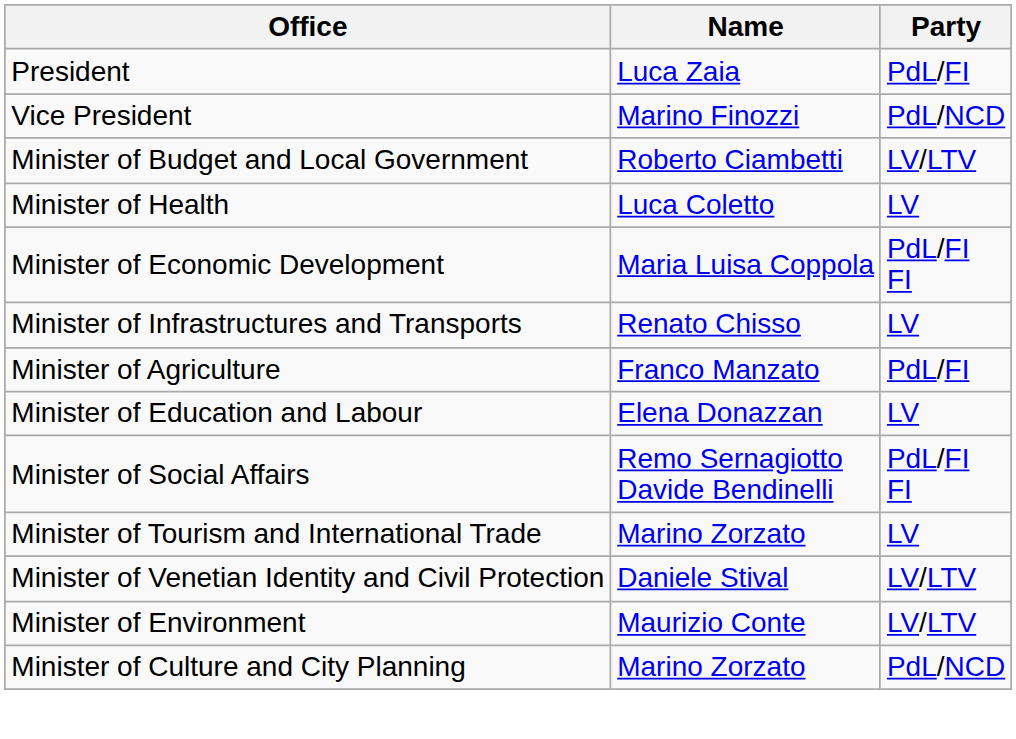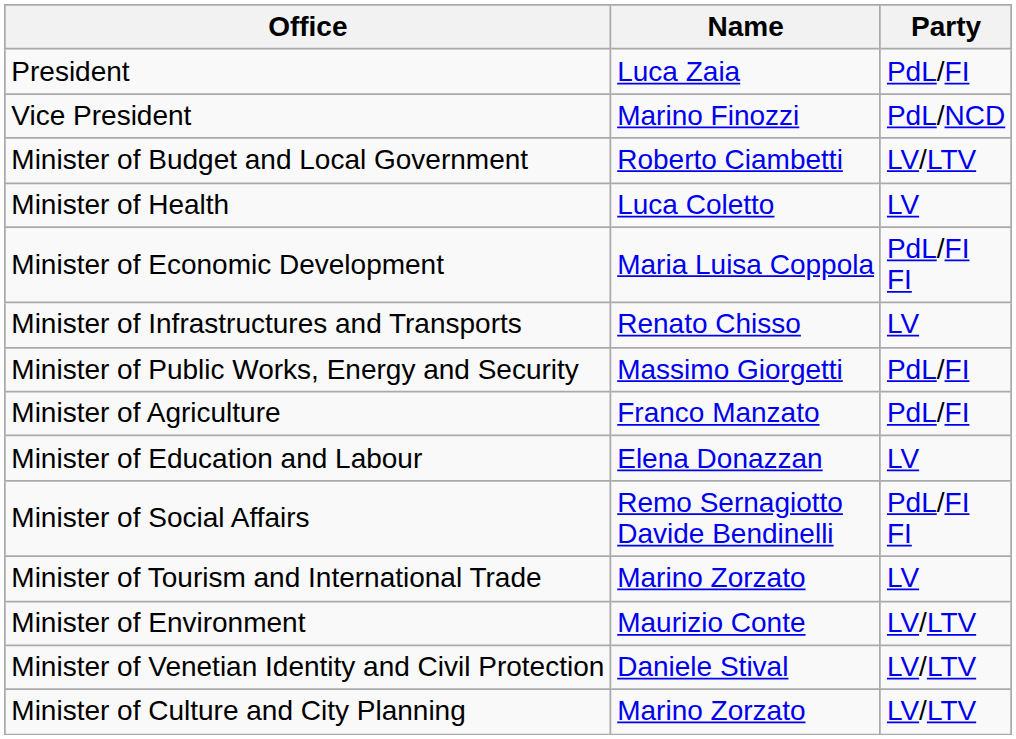+ row: (295, 369)
rows swapped: (158, 622) <-> (308, 578)
(946, 666) PdL/NCD -> (932, 711) LV/LTV
